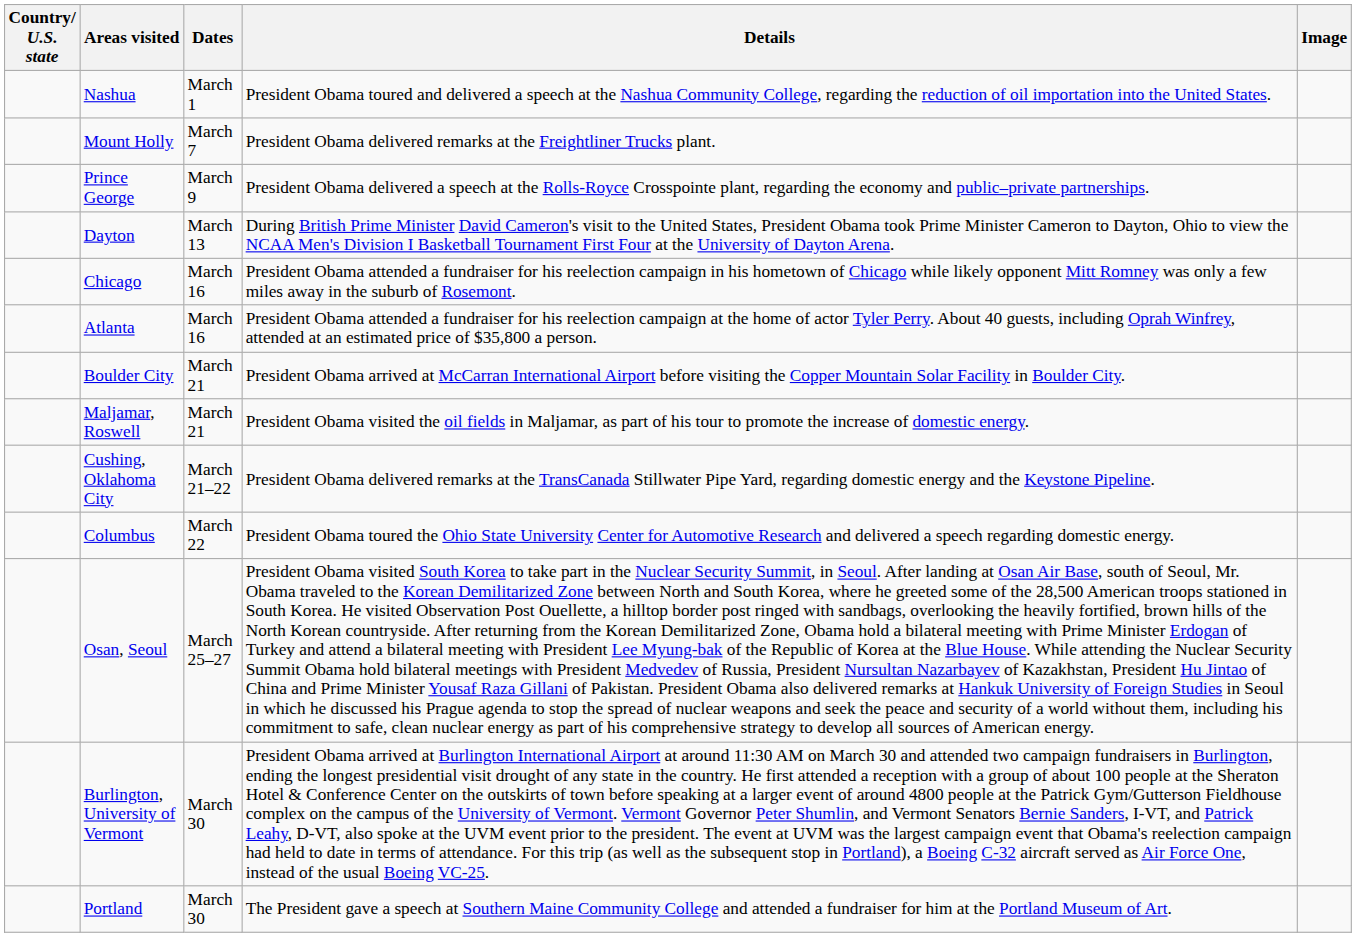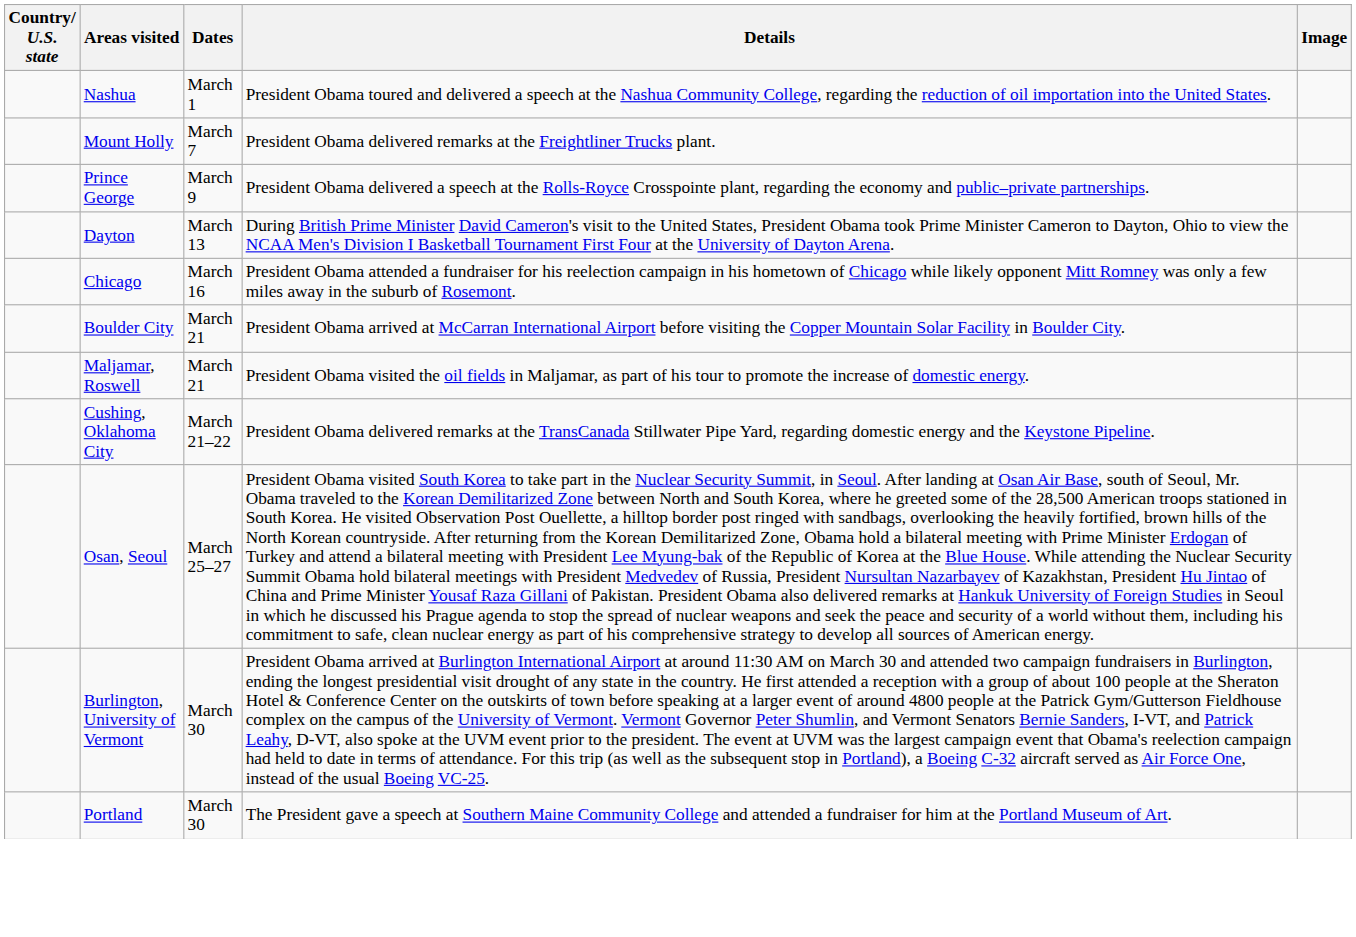- row: (109, 328)
- row: (119, 535)
